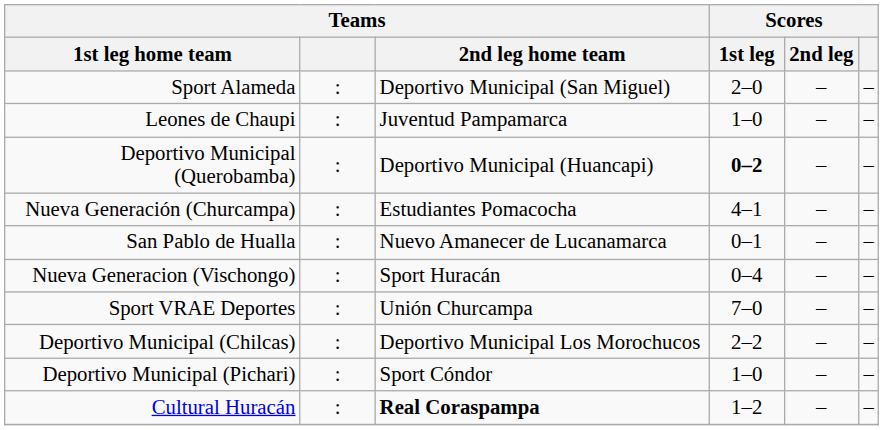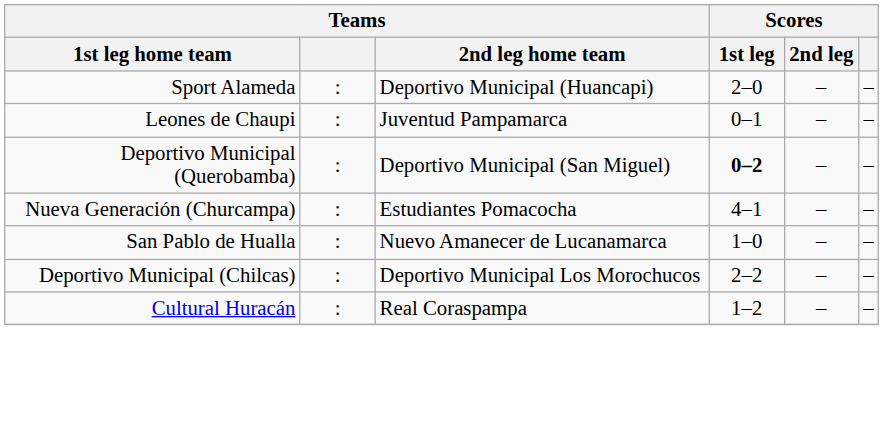(525, 86) Deportivo Municipal (San Miguel) -> (517, 86) Deportivo Municipal (Huancapi)
(747, 119) 1–0 -> (747, 119) 0–1
(517, 164) Deportivo Municipal (Huancapi) -> (525, 164) Deportivo Municipal (San Miguel)
(747, 242) 0–1 -> (747, 242) 1–0
- row: (164, 275)
- row: (202, 308)
- row: (169, 374)
(460, 407) bold -> (453, 308) normal
